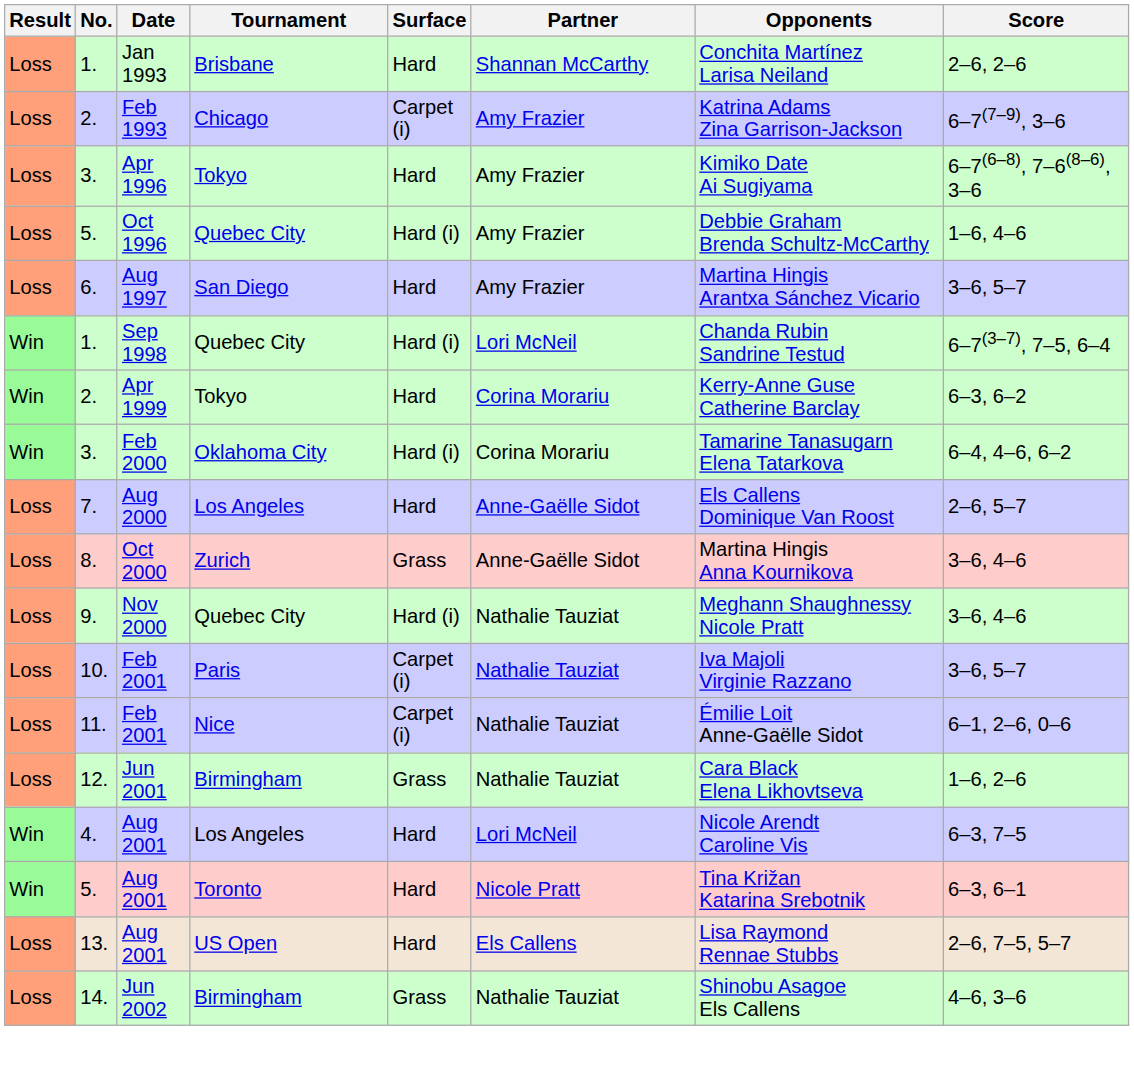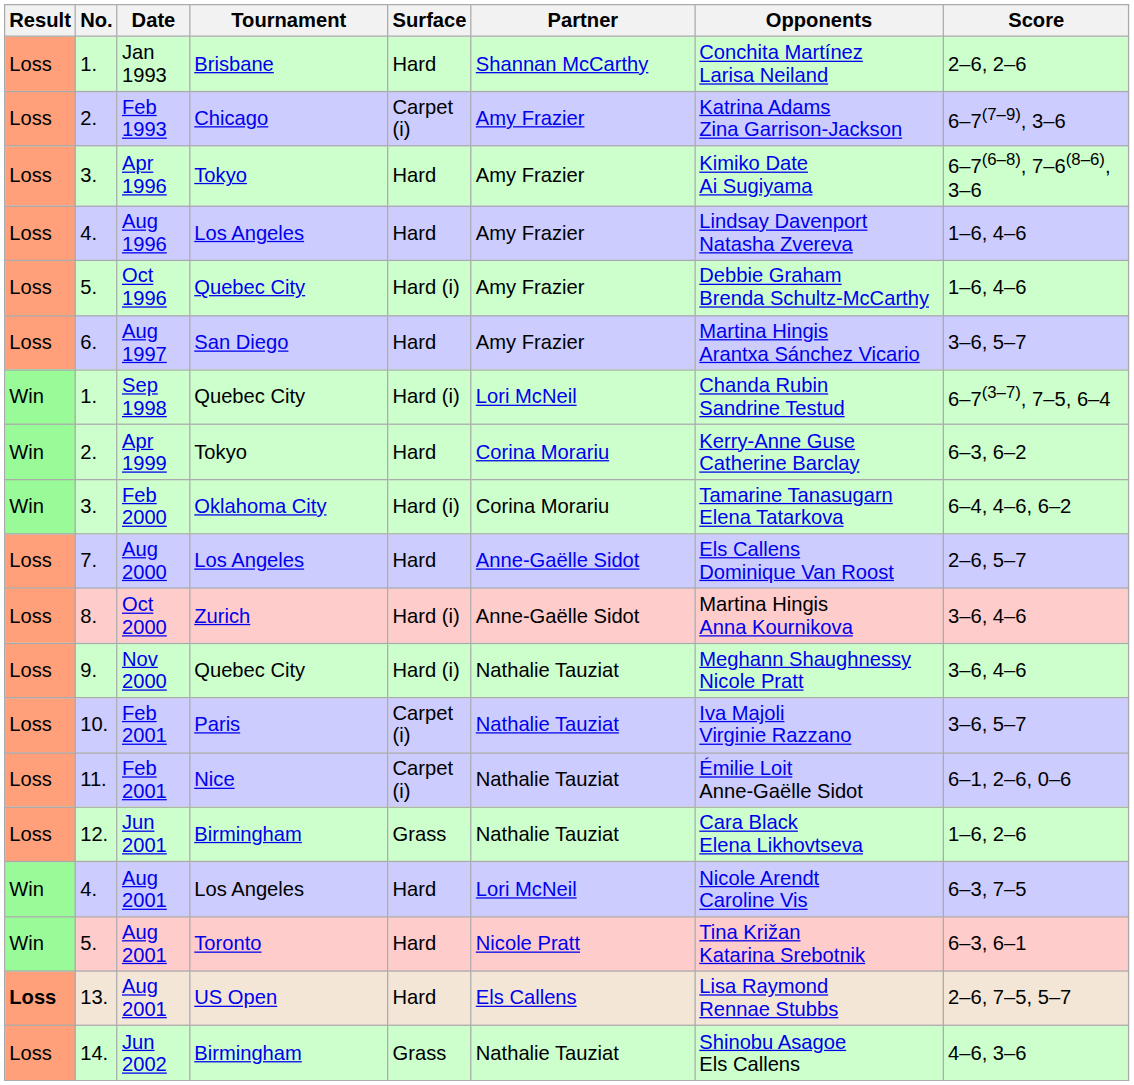+ row: (89, 233)
(419, 561) Grass -> (426, 615) Hard (i)
(31, 943) normal -> (33, 998) bold
